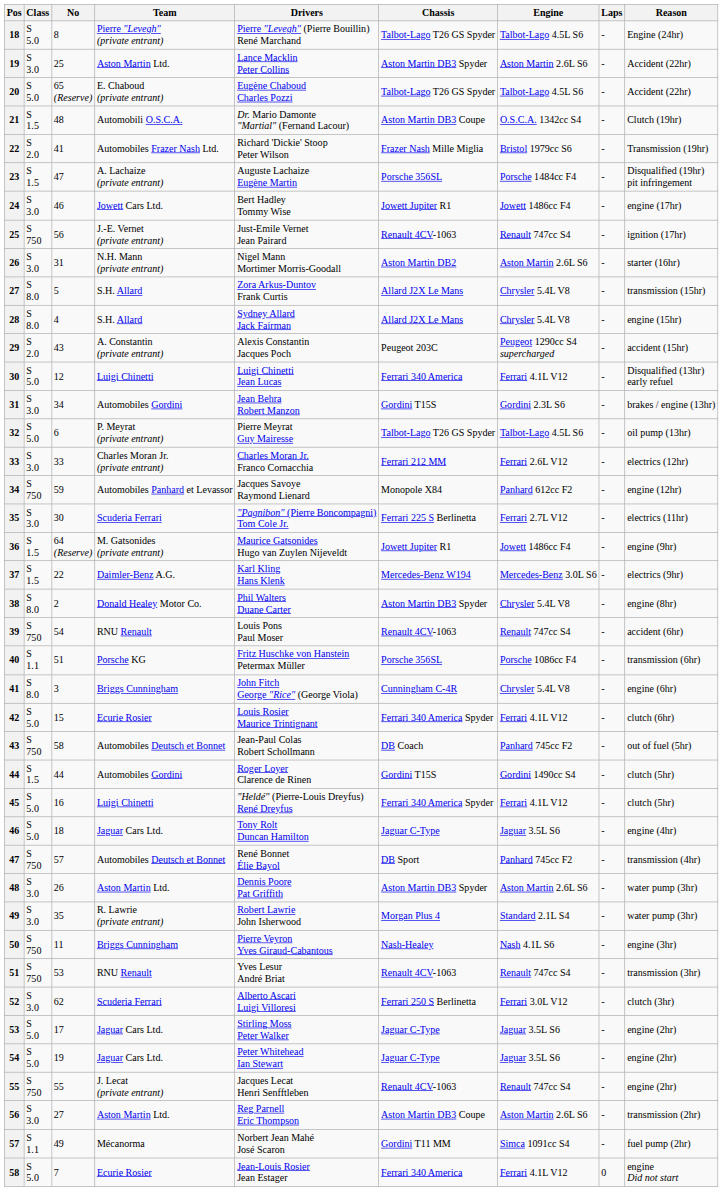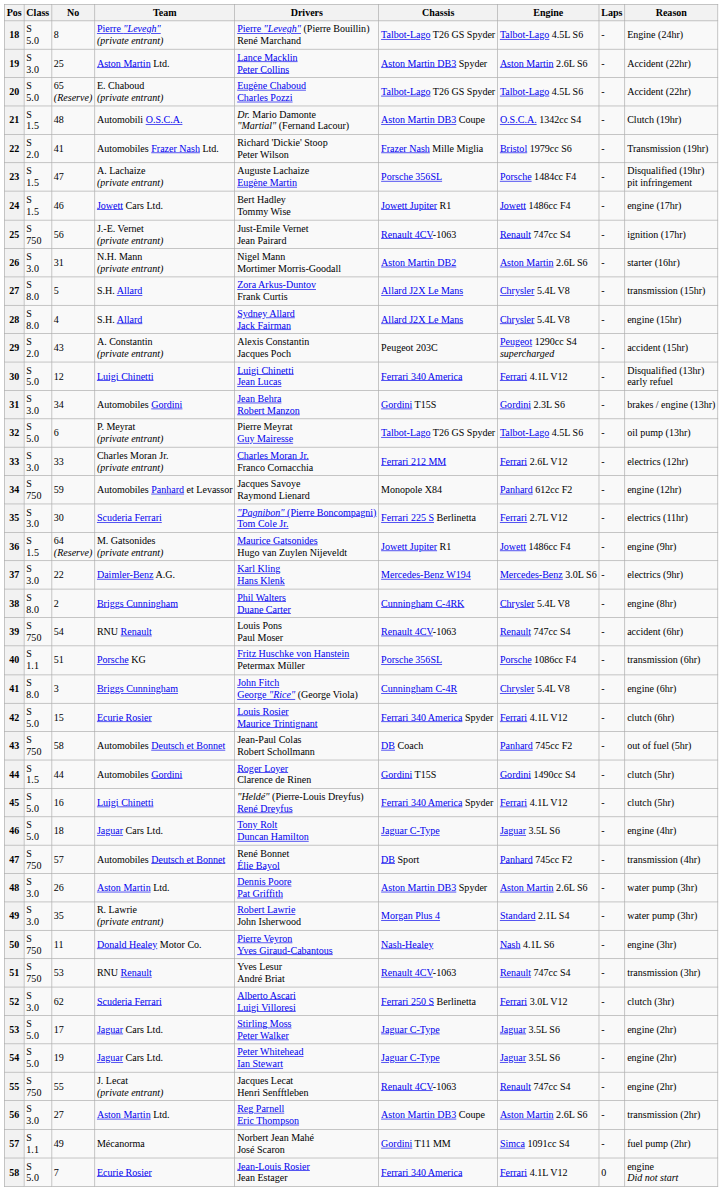(33, 205) S 3.0 -> (33, 205) S 1.5
(33, 575) S 1.5 -> (33, 575) S 3.0
(149, 603) Donald Healey Motor Co. -> (137, 603) Briggs Cunningham
(434, 603) Aston Martin DB3 Spyder -> (423, 603) Cunningham C-4RK
(137, 944) Briggs Cunningham -> (149, 944) Donald Healey Motor Co.
